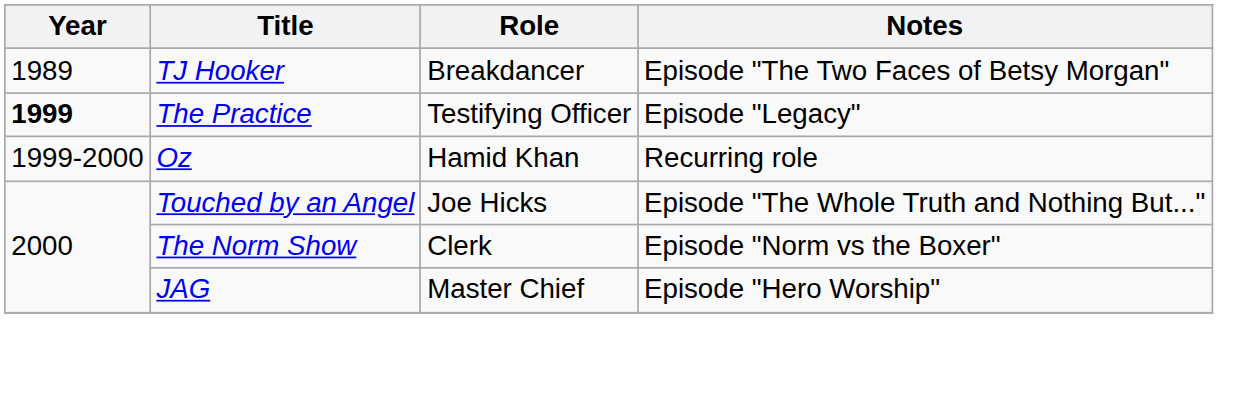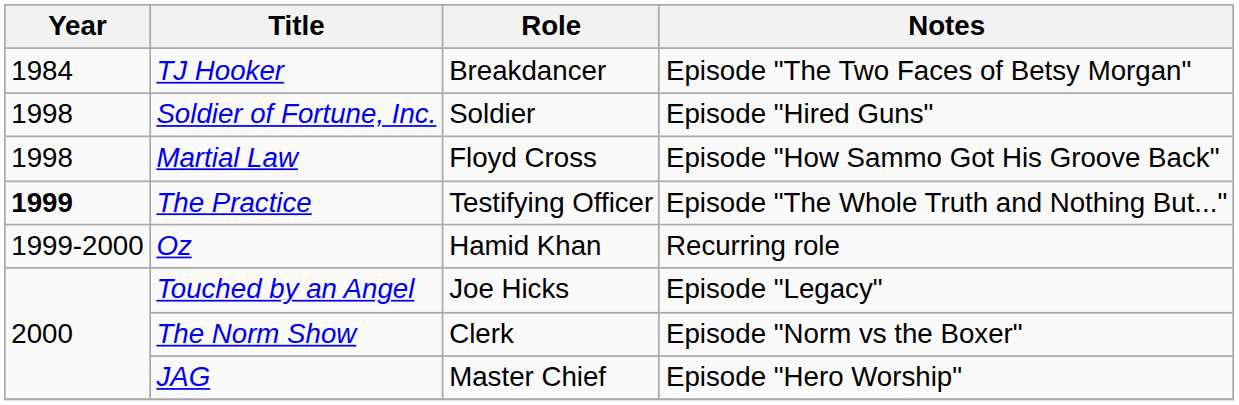(42, 70) 1989 -> (42, 70) 1984
+ row: (296, 114)
+ row: (227, 158)
(752, 114) Episode "Legacy" -> (947, 202) Episode "The Whole Truth and Nothing But..."
(925, 202) Episode "The Whole Truth and Nothing But..." -> (774, 289) Episode "Legacy"
